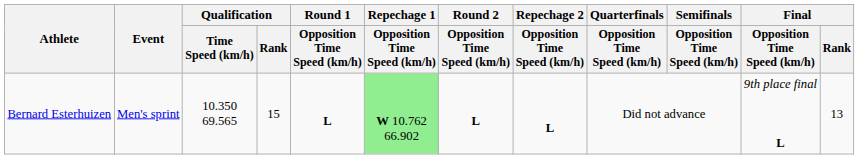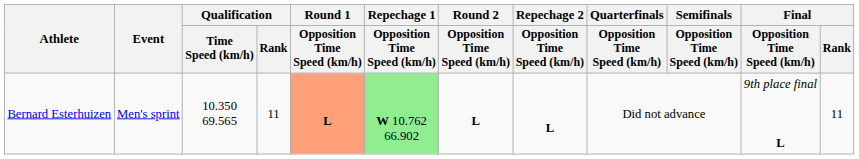(274, 114) 15 -> (274, 114) 11
(327, 121) no background -> (327, 121) lightsalmon background
(837, 114) 13 -> (837, 114) 11
